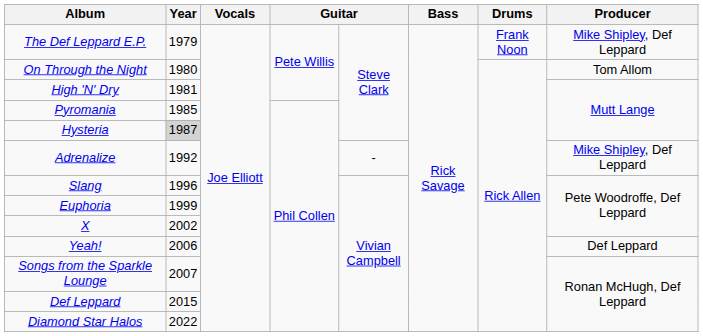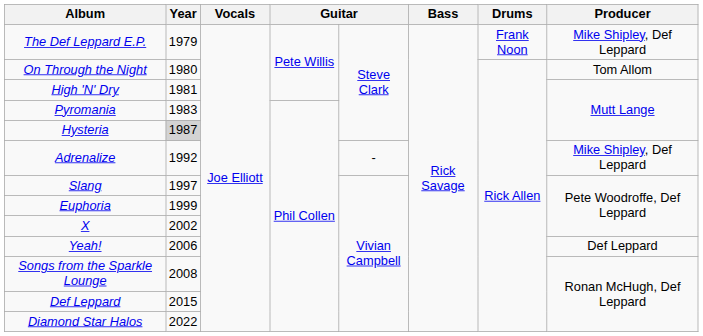(183, 110) 1985 -> (183, 110) 1983
(183, 185) 1996 -> (183, 185) 1997
(183, 273) 2007 -> (183, 273) 2008
